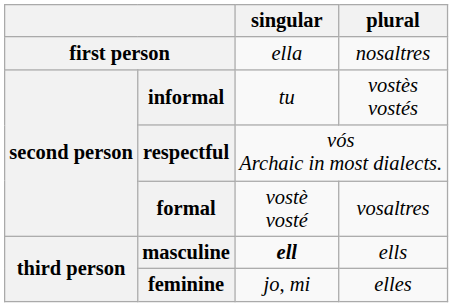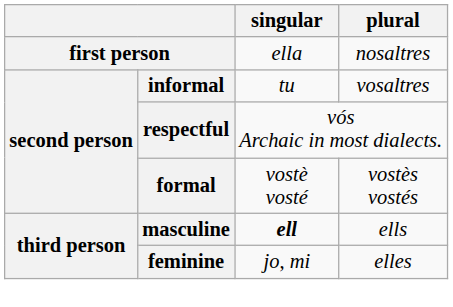(393, 97) vostès vostés -> (393, 85) vosaltres
(393, 208) vosaltres -> (393, 185) vostès vostés
